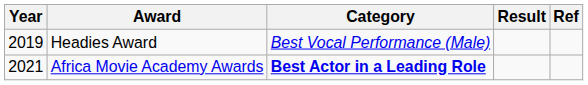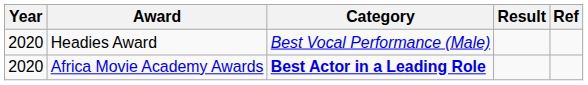(26, 42) 2019 -> (26, 42) 2020
(26, 67) 2021 -> (26, 67) 2020
